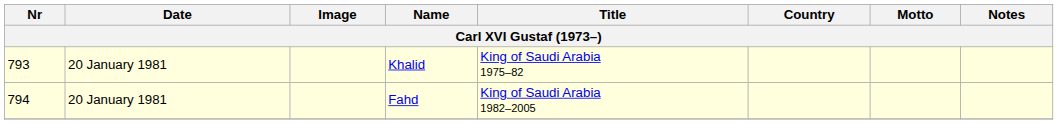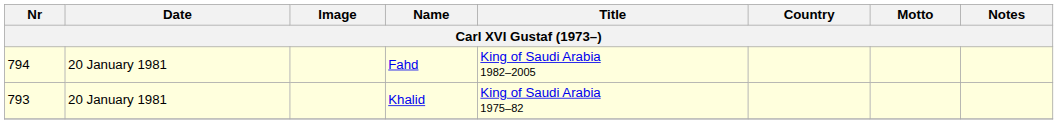rows swapped: (407, 64) <-> (403, 100)
